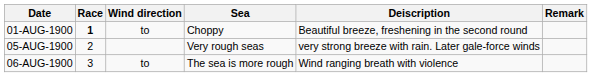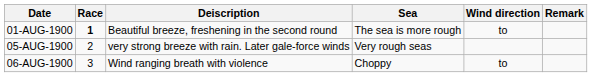columns swapped: (419, 13) <-> (145, 13)
(205, 30) Choppy -> (408, 30) The sea is more rough
(240, 64) The sea is more rough -> (373, 64) Choppy
